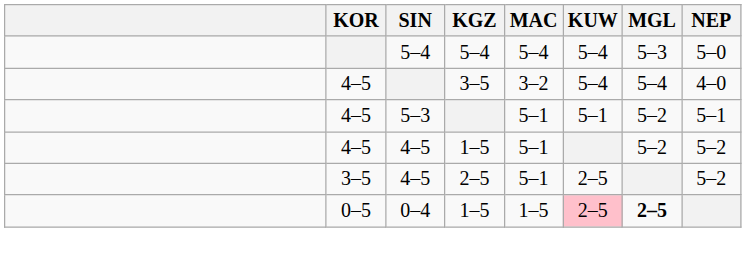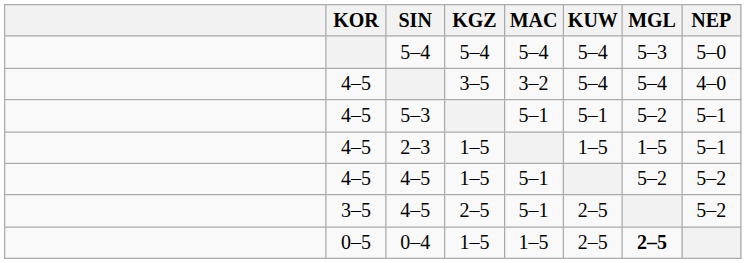+ row: (415, 147)
(593, 210) pink background -> (593, 242) no background
